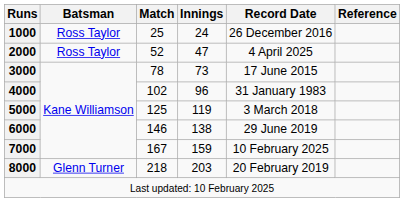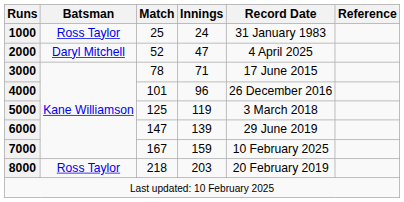(281, 33) 26 December 2016 -> (281, 33) 31 January 1983
(88, 52) Ross Taylor -> (88, 52) Daryl Mitchell
(202, 71) 73 -> (202, 71) 71
(157, 91) 102 -> (157, 91) 101
(281, 91) 31 January 1983 -> (281, 91) 26 December 2016
(157, 129) 146 -> (157, 129) 147
(202, 129) 138 -> (202, 129) 139
(88, 168) Glenn Turner -> (88, 168) Ross Taylor
